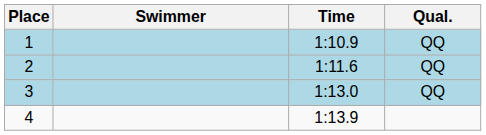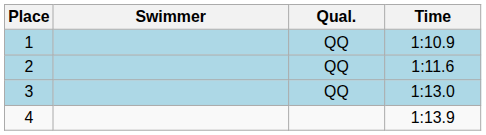columns swapped: (336, 17) <-> (433, 17)
